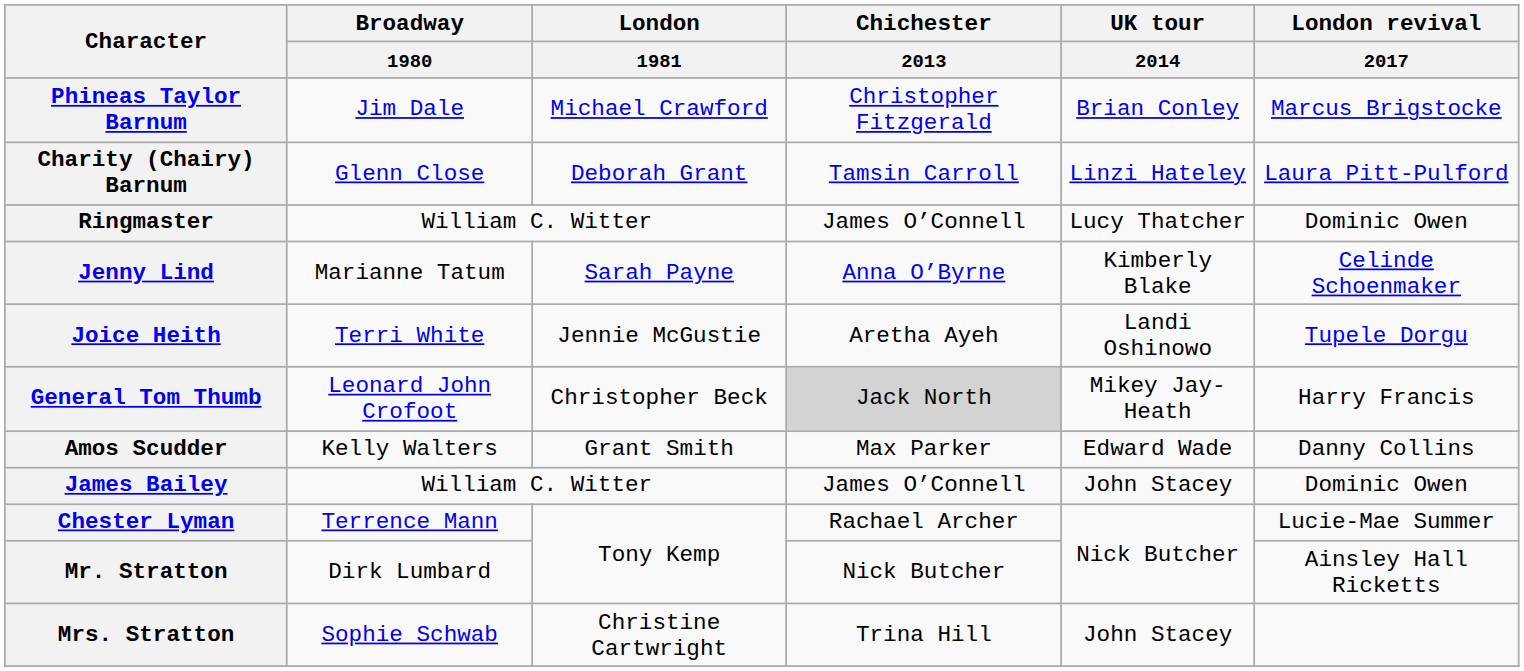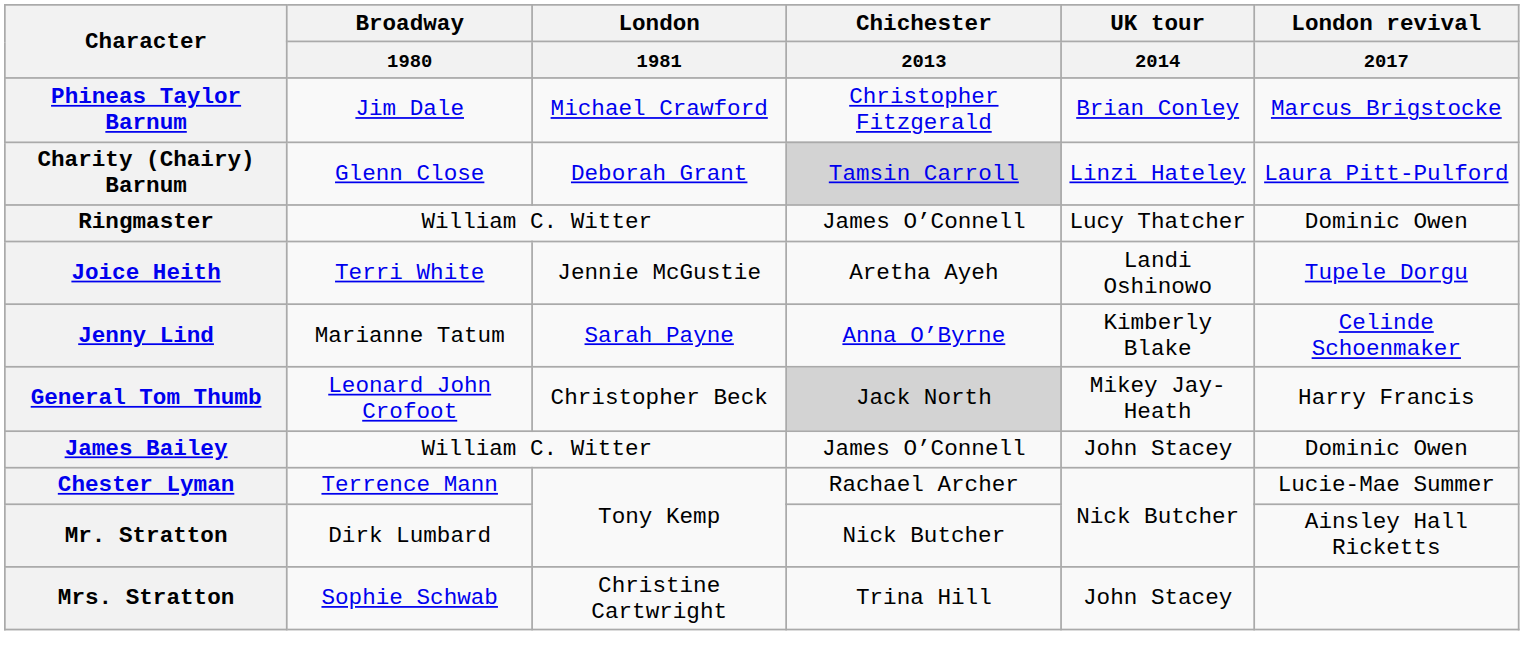(924, 173) no background -> (924, 173) lightgrey background
rows swapped: (146, 336) <-> (146, 273)
- row: (146, 449)
